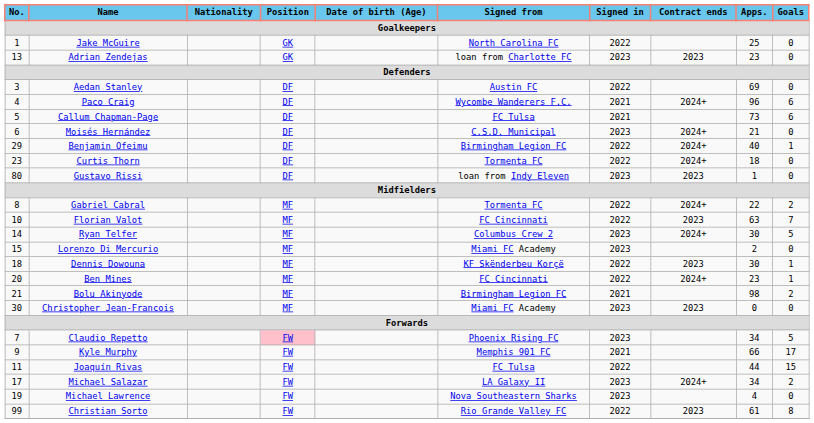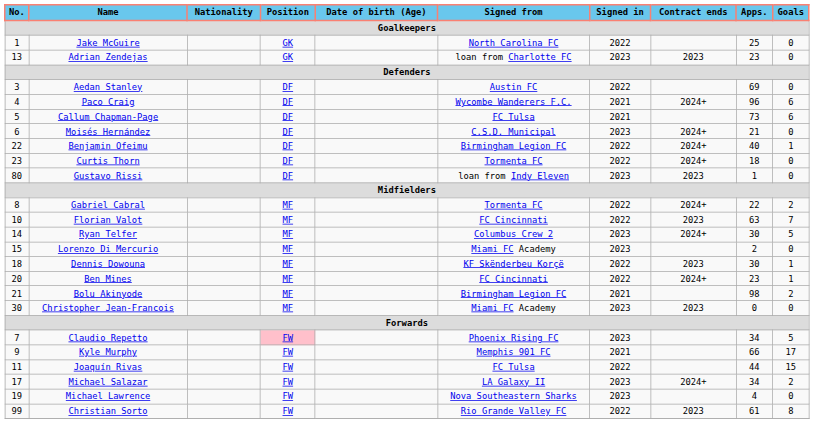(17, 146) 29 -> (17, 146) 22
